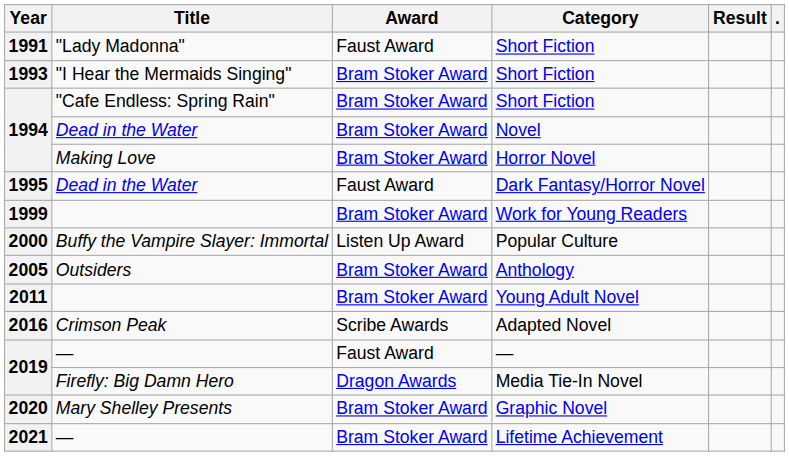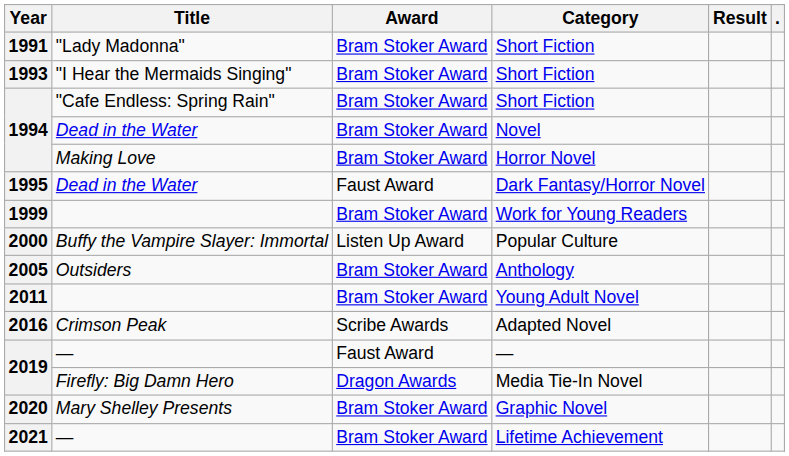(385, 46) Faust Award -> (412, 46) Bram Stoker Award
